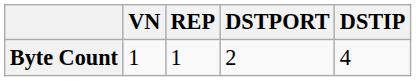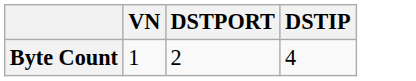- column: (193, 22)
